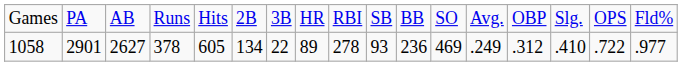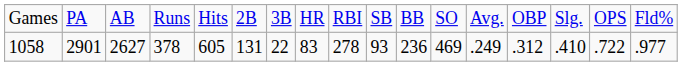(249, 46) 134 -> (249, 46) 131
(309, 46) 89 -> (309, 46) 83
